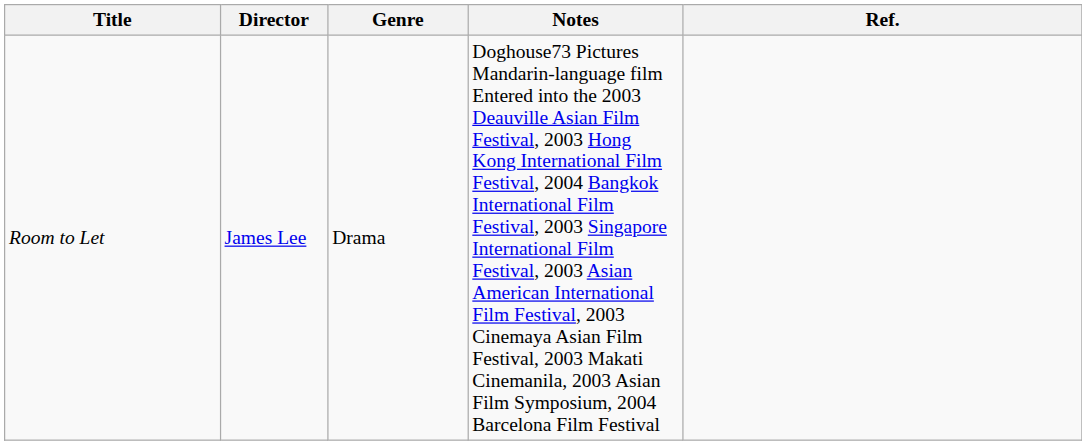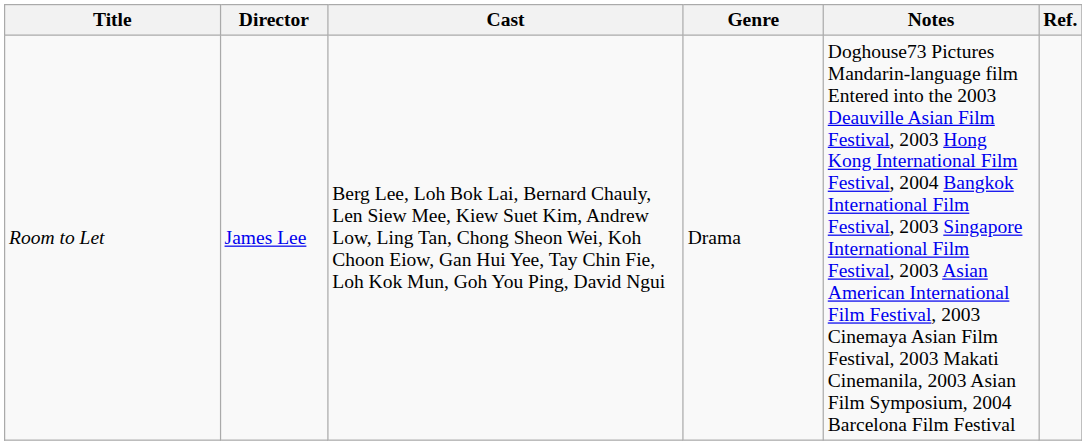+ column: (506, 19)
